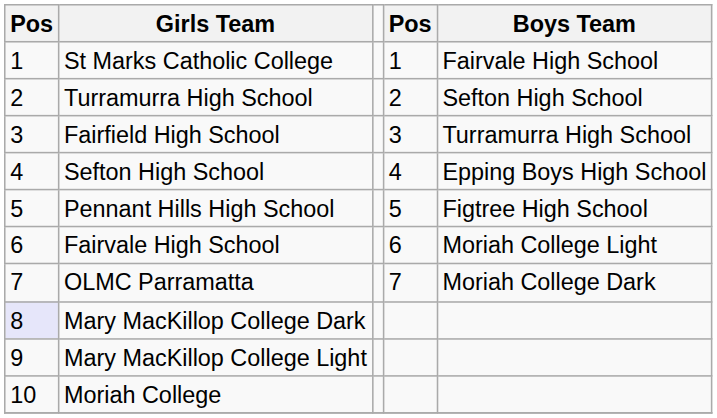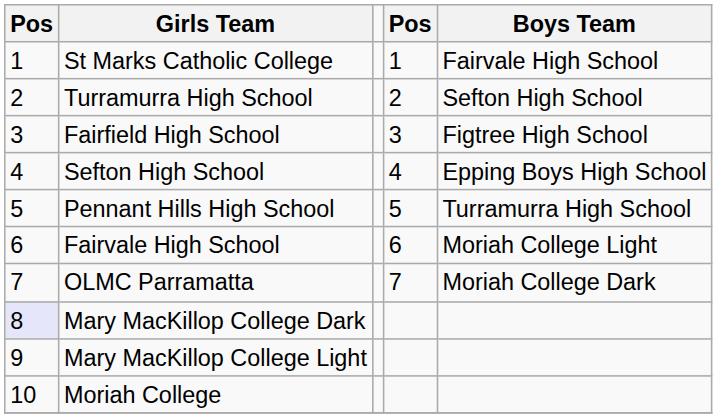(567, 135) Turramurra High School -> (545, 135) Figtree High School
(545, 209) Figtree High School -> (567, 209) Turramurra High School
